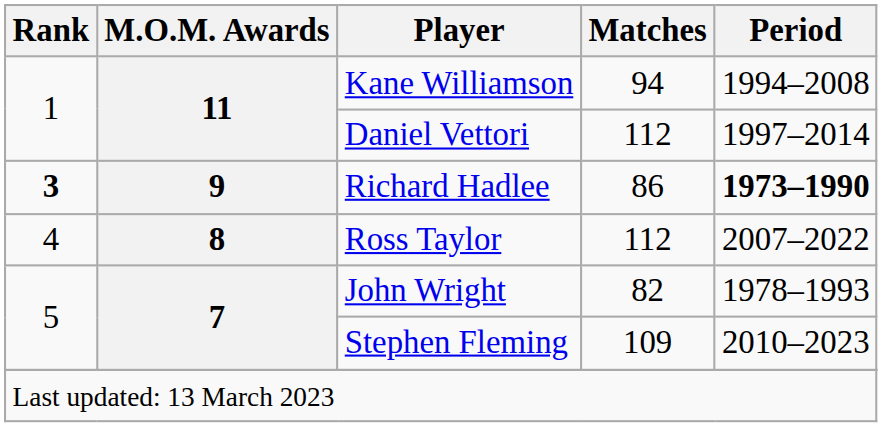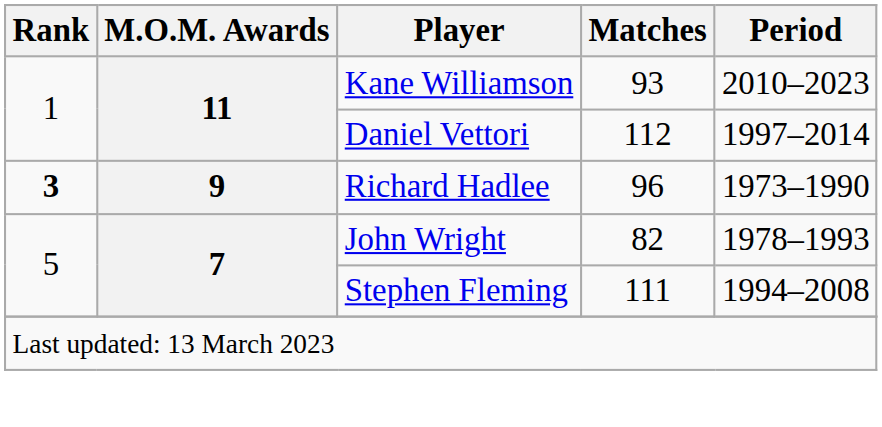(648, 82) 94 -> (648, 82) 93
(796, 82) 1994–2008 -> (796, 82) 2010–2023
(648, 186) 86 -> (648, 186) 96
(796, 186) bold -> (796, 186) normal
- row: (423, 238)
(648, 342) 109 -> (648, 290) 111
(796, 342) 2010–2023 -> (796, 290) 1994–2008
